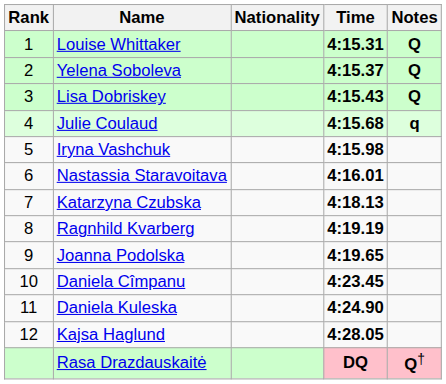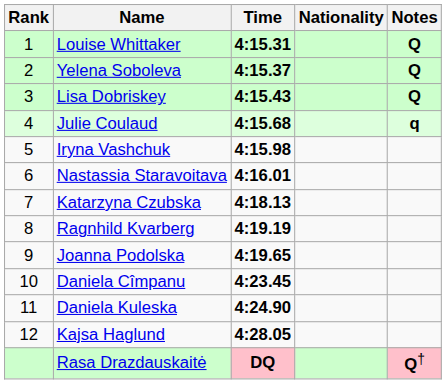columns swapped: (277, 17) <-> (356, 17)
